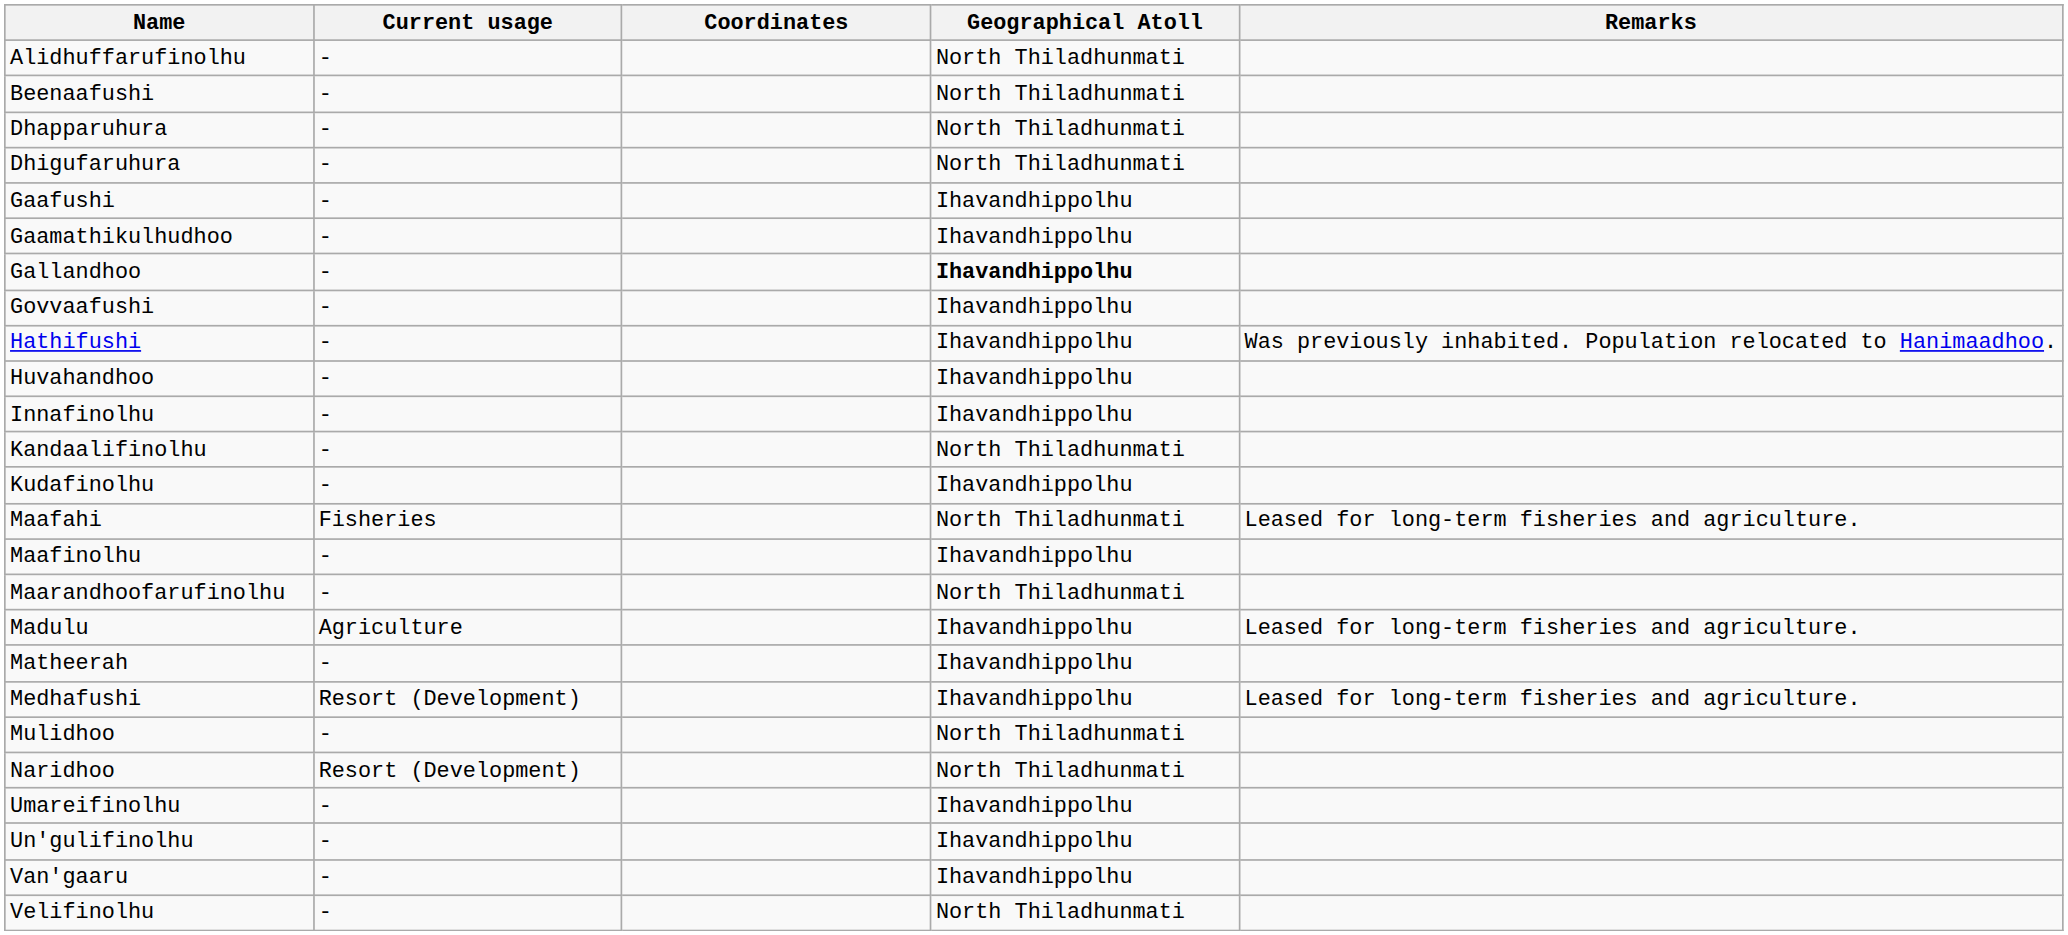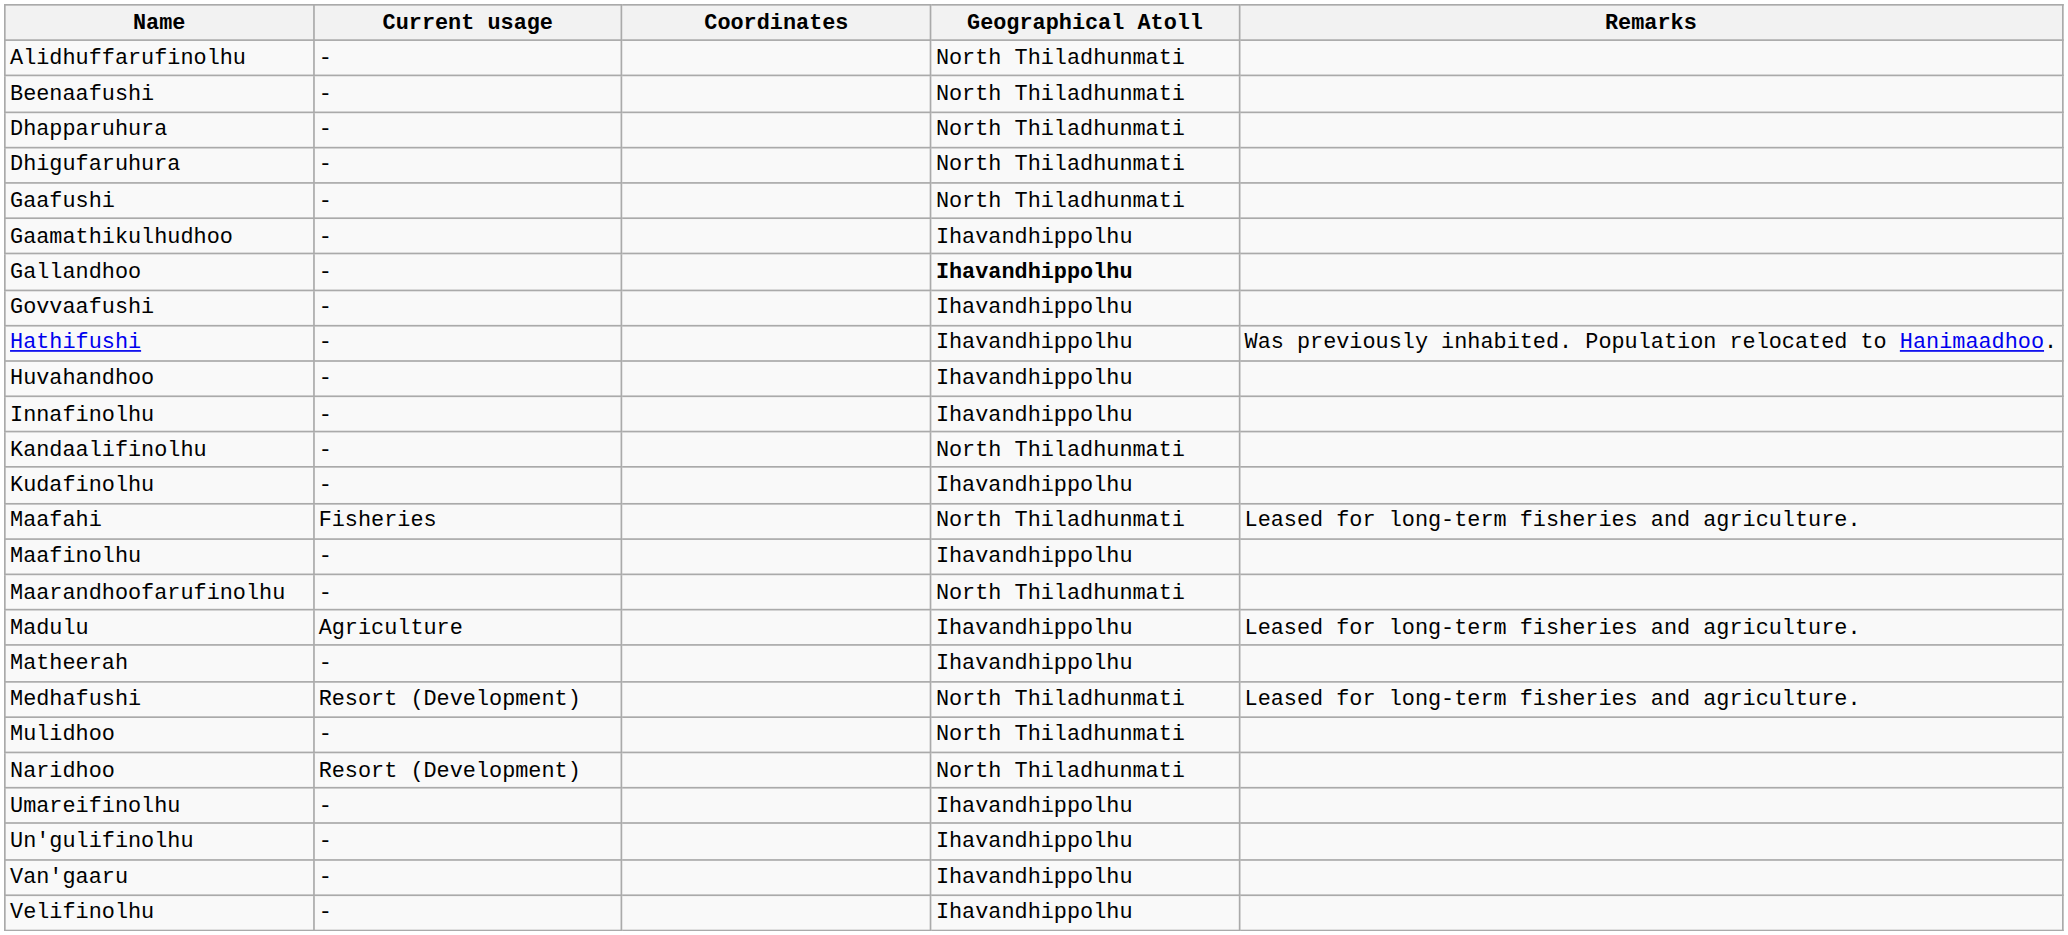(1034, 201) Ihavandhippolhu -> (1060, 201) North Thiladhunmati
(1034, 699) Ihavandhippolhu -> (1060, 699) North Thiladhunmati
(1060, 913) North Thiladhunmati -> (1034, 913) Ihavandhippolhu
